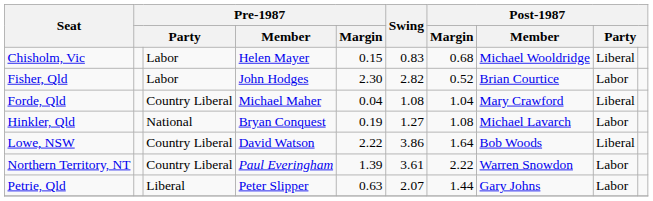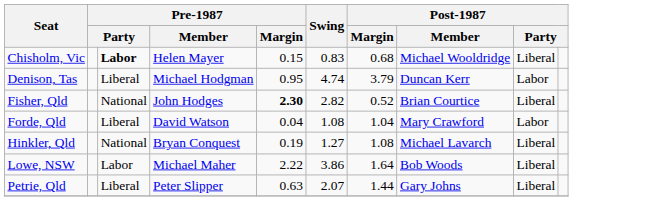(162, 57) normal -> (119, 57) bold
+ row: (42, 79)
(162, 79) Labor -> (124, 100) National
(371, 79) normal -> (291, 100) bold
(612, 79) Labor -> (536, 100) Liberal
(189, 100) Country Liberal -> (120, 121) Liberal
(280, 100) Michael Maher -> (191, 121) David Watson
(615, 100) Liberal -> (533, 121) Labor
(612, 121) Labor -> (536, 143) Liberal
(189, 143) Country Liberal -> (117, 164) Labor
(277, 143) David Watson -> (194, 164) Michael Maher
- row: (69, 164)
(612, 185) Labor -> (536, 185) Liberal
